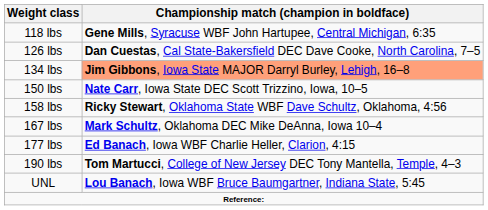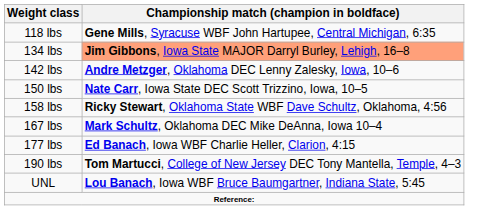- row: (43, 51)
+ row: (43, 70)
